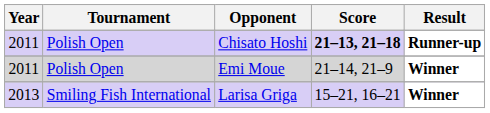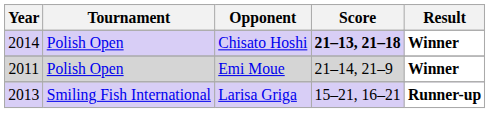(24, 43) 2011 -> (24, 43) 2014
(445, 43) Runner-up -> (433, 43) Winner
(433, 95) Winner -> (445, 95) Runner-up
